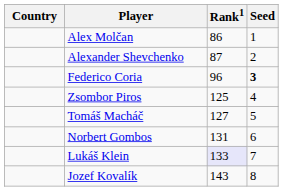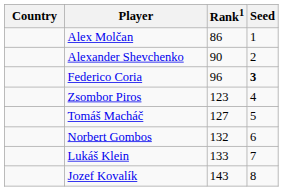(216, 57) 87 -> (216, 57) 90
(219, 96) 125 -> (219, 96) 123
(219, 136) 131 -> (219, 136) 132
(219, 156) lavender background -> (219, 156) no background
